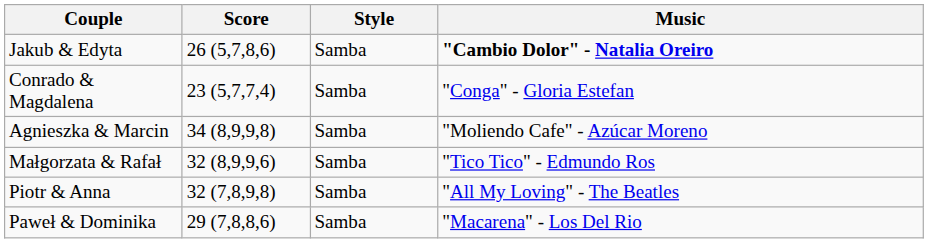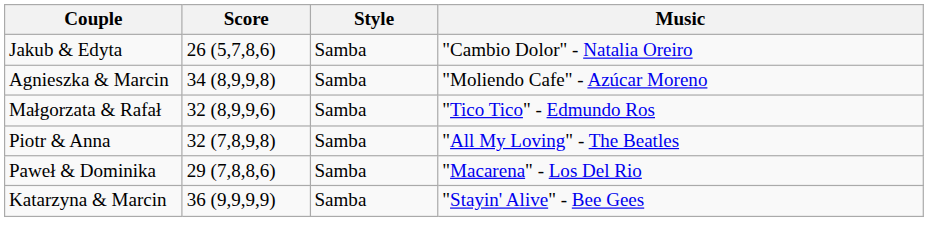(578, 49) bold -> (567, 49) normal
- row: (52, 90)
+ row: (88, 200)
